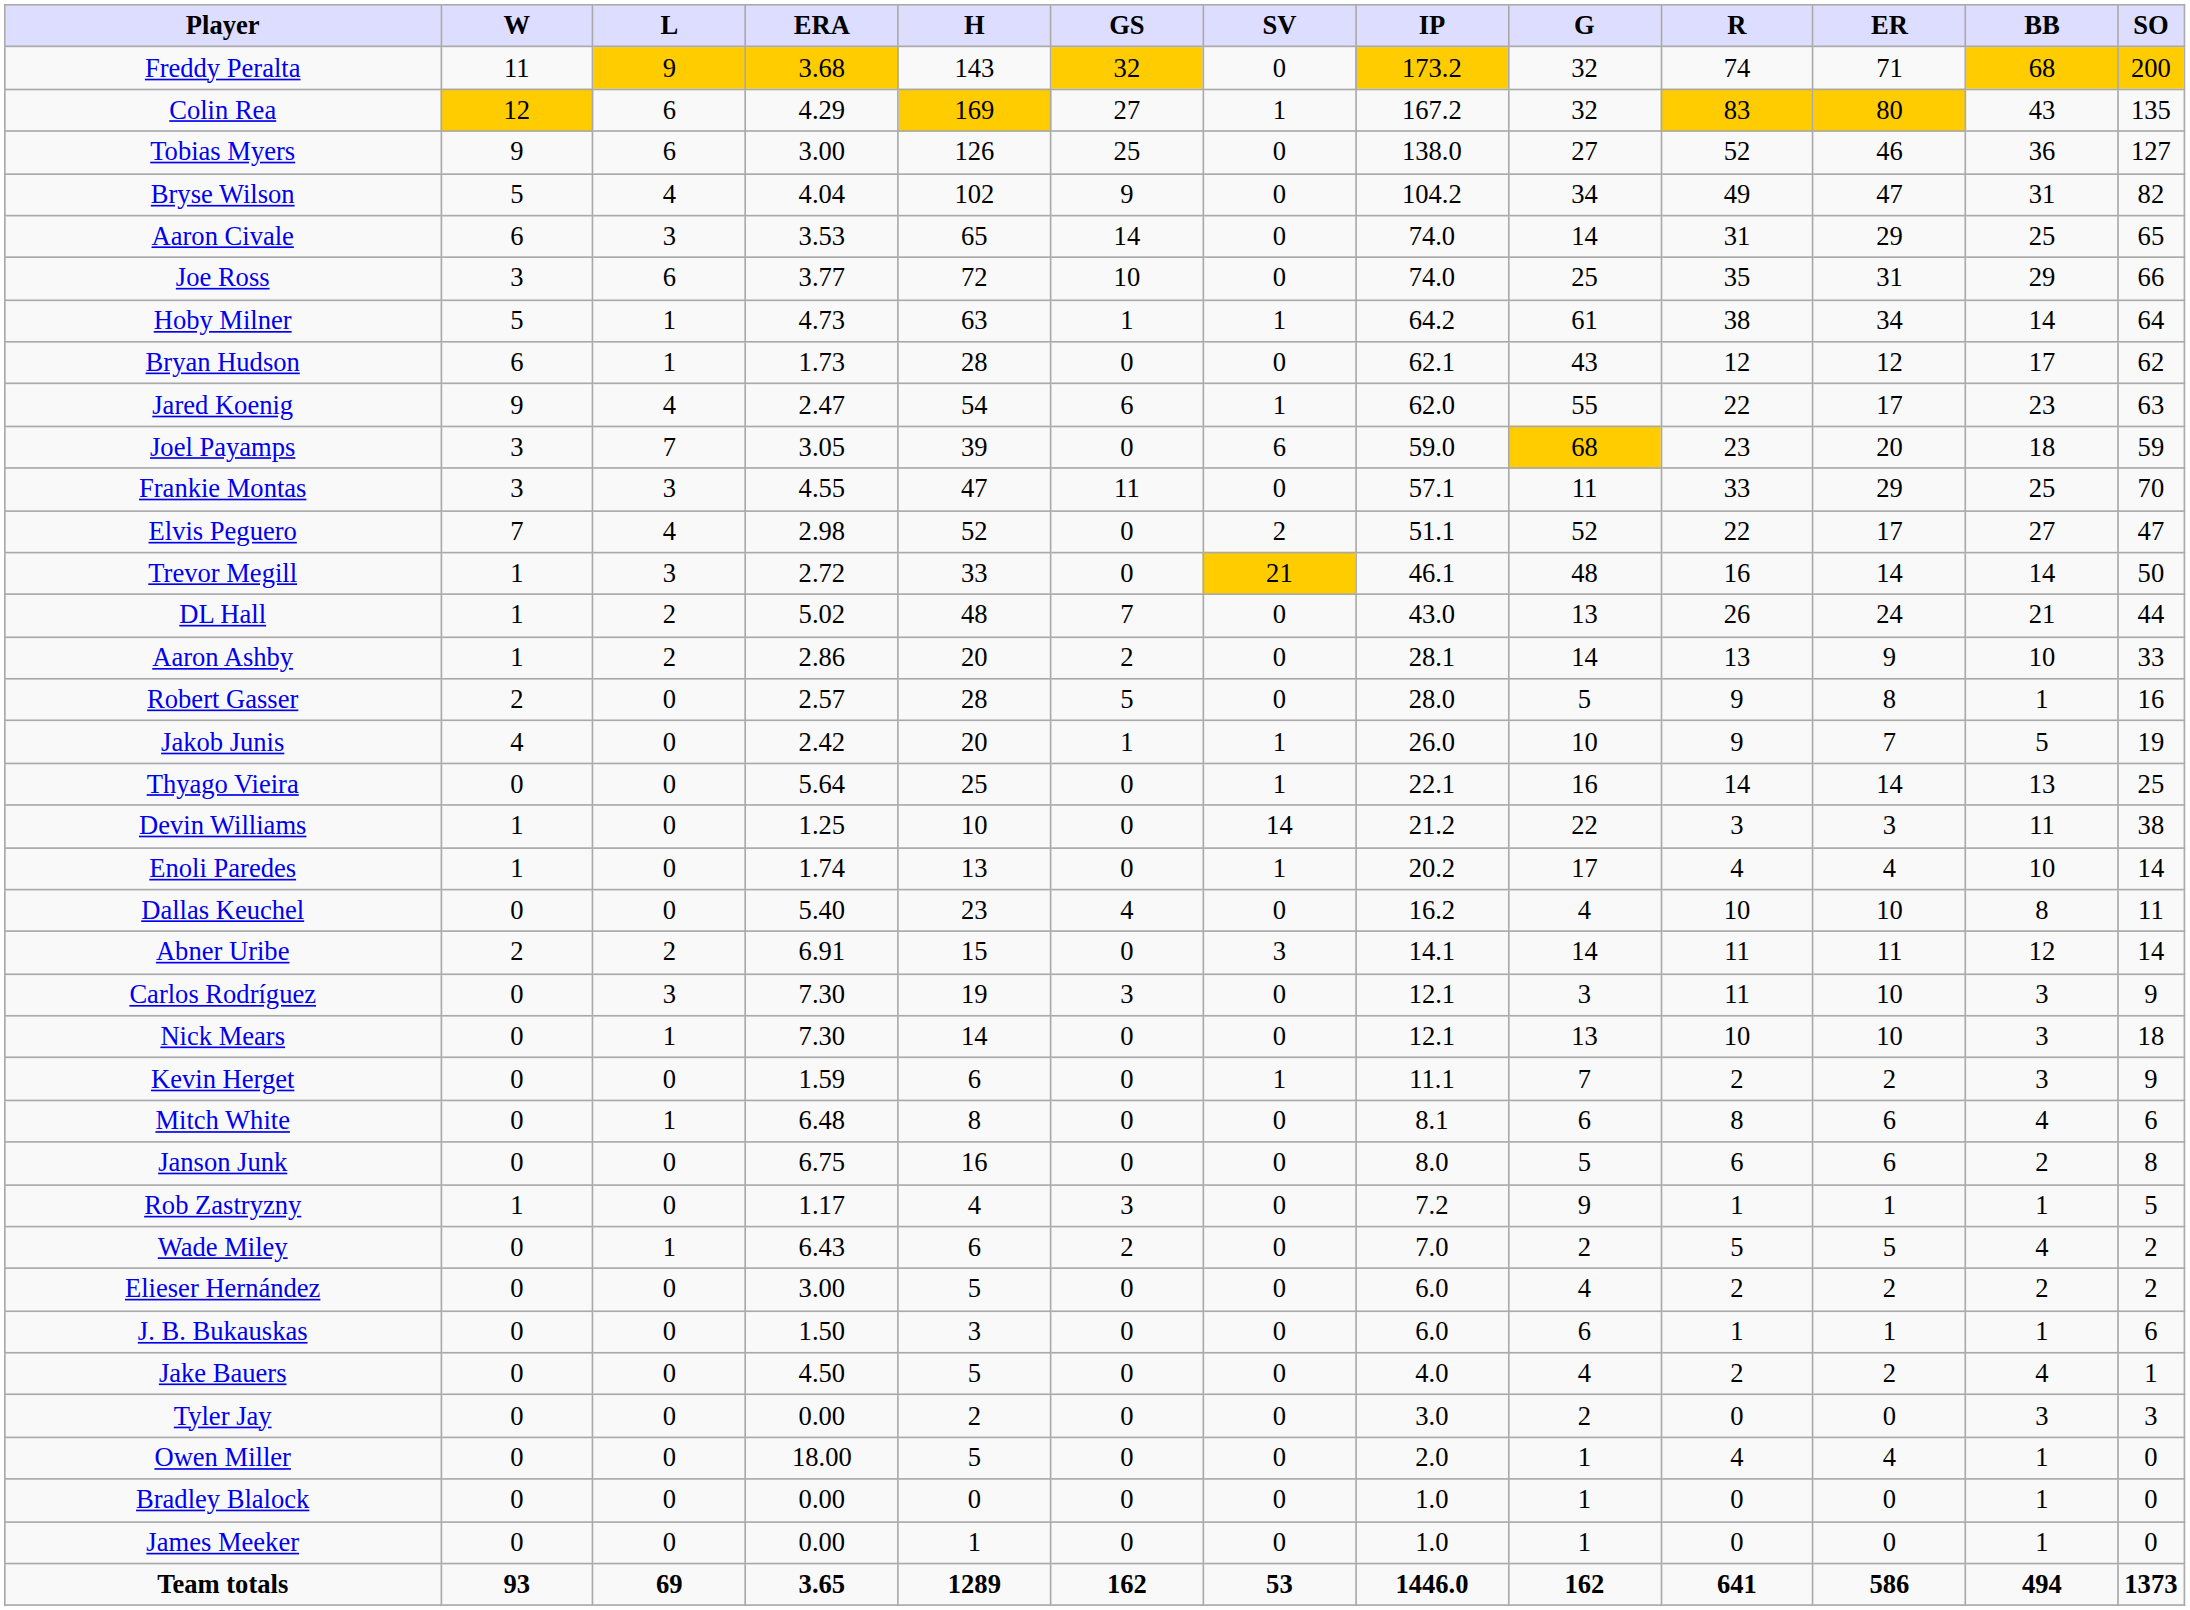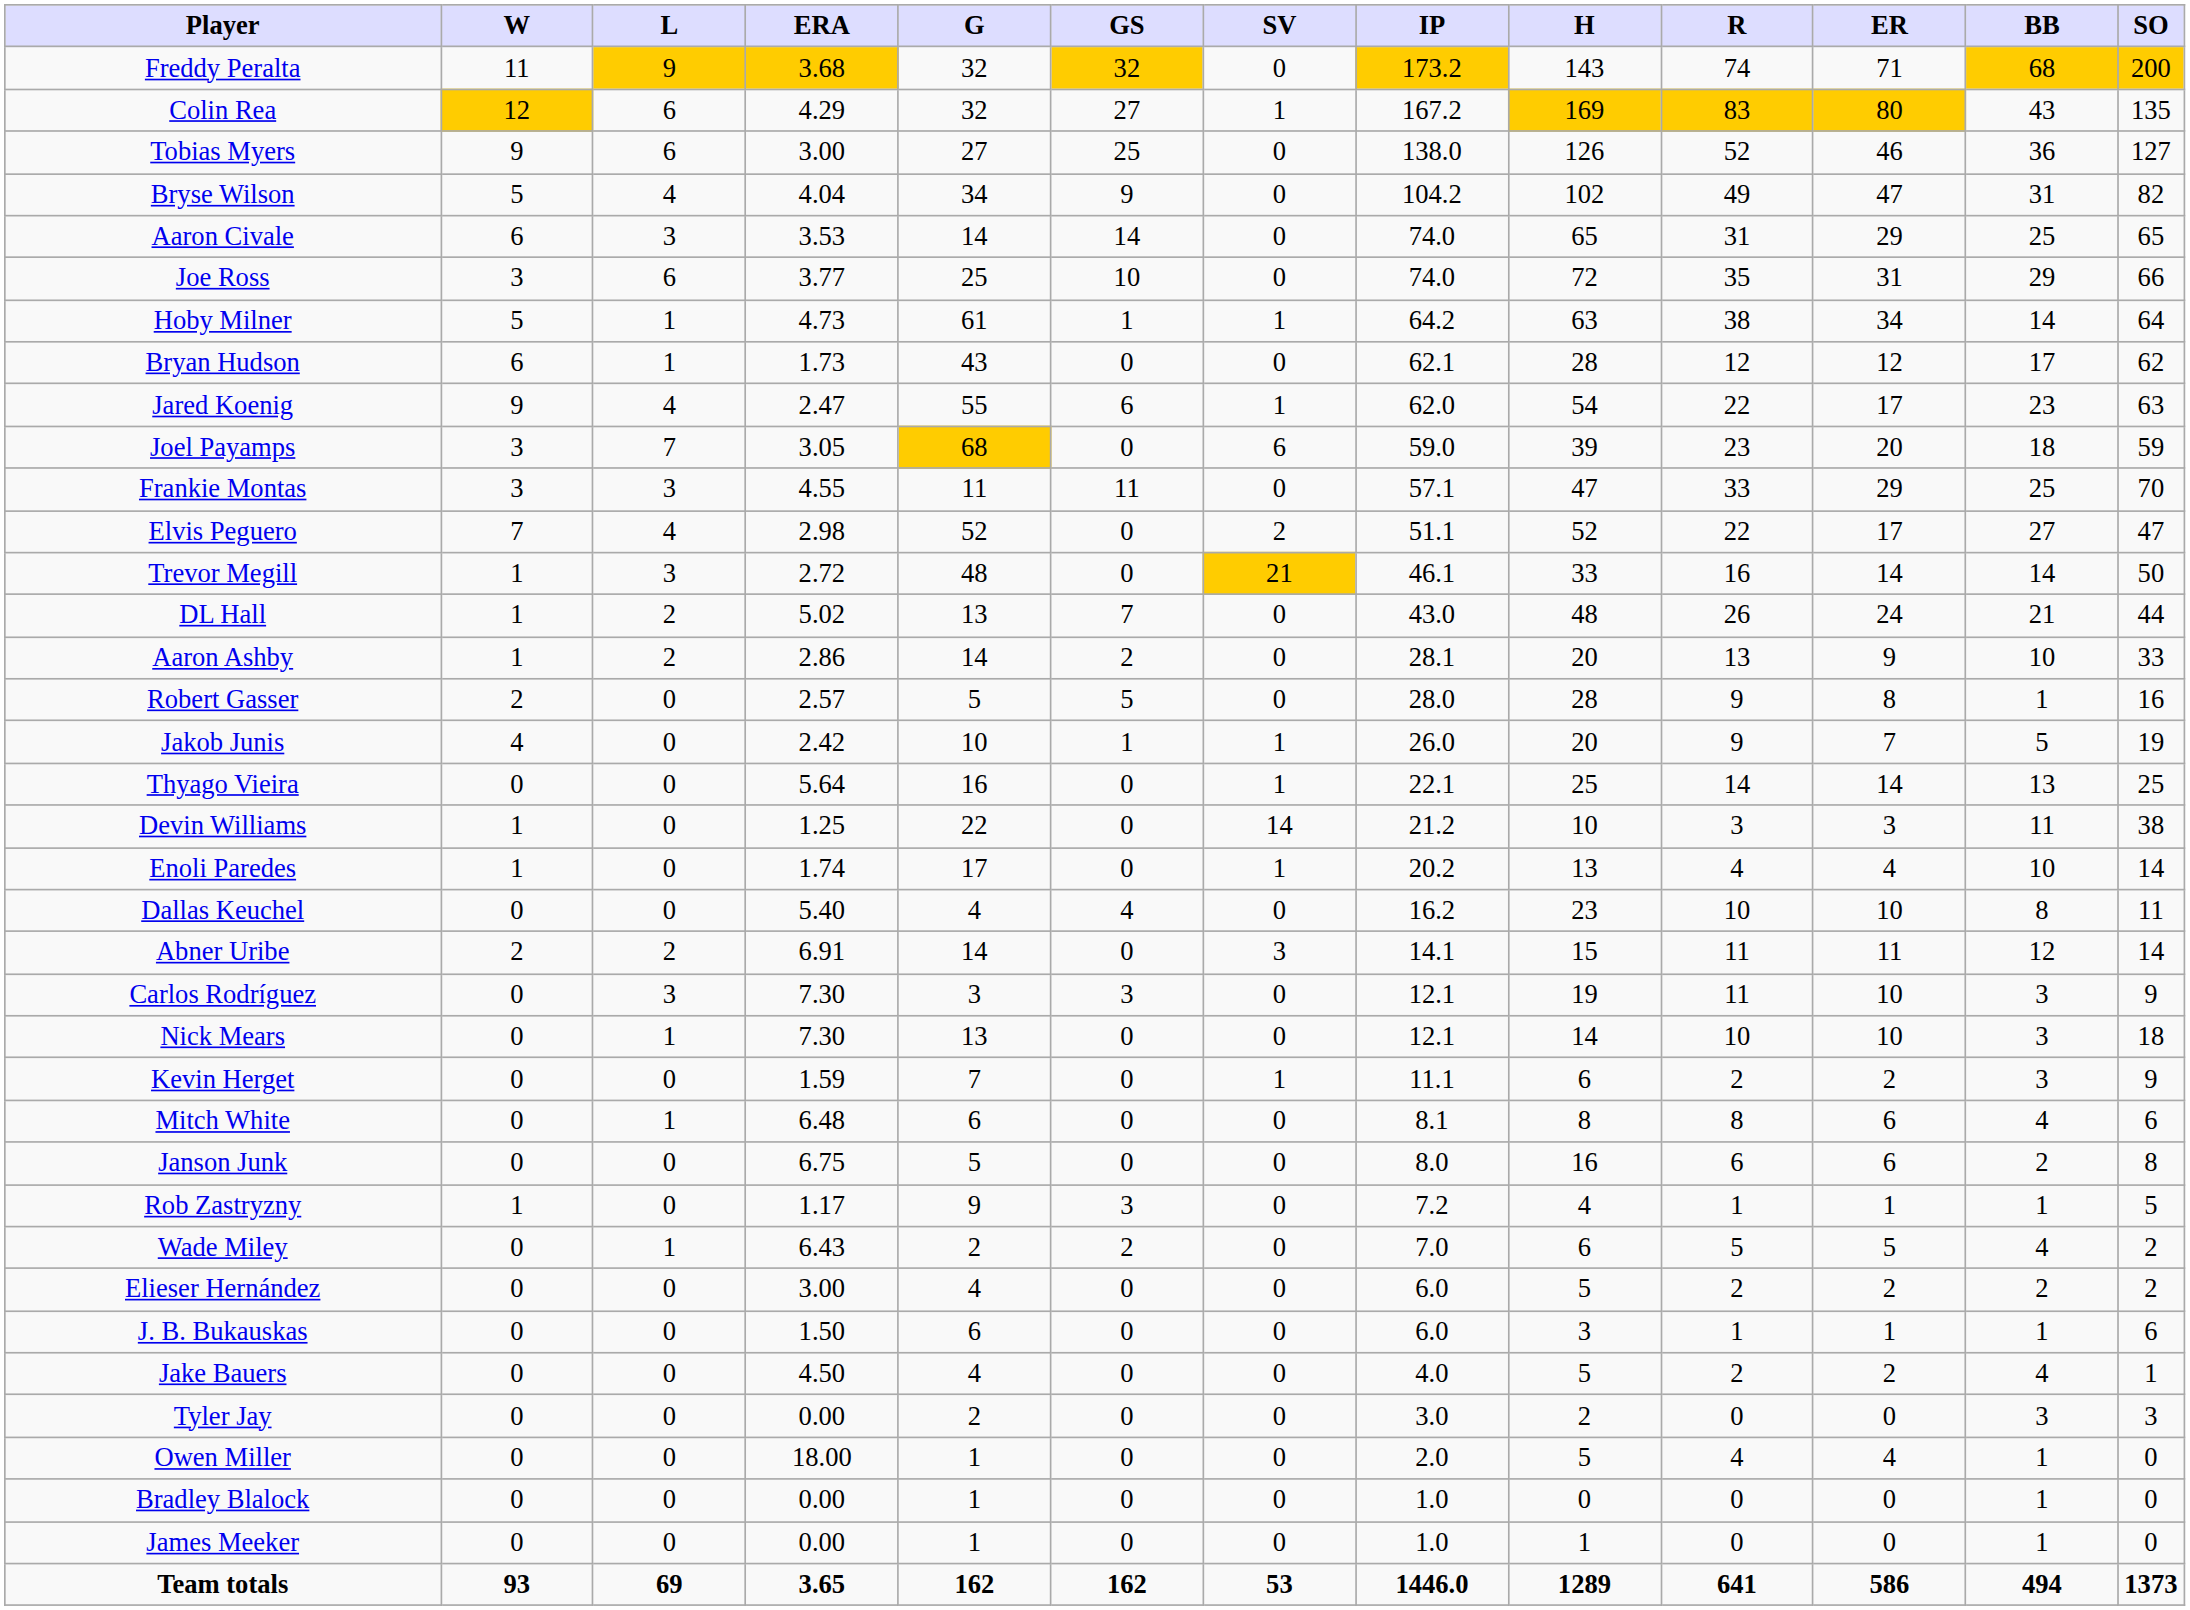columns swapped: (1584, 25) <-> (974, 25)
